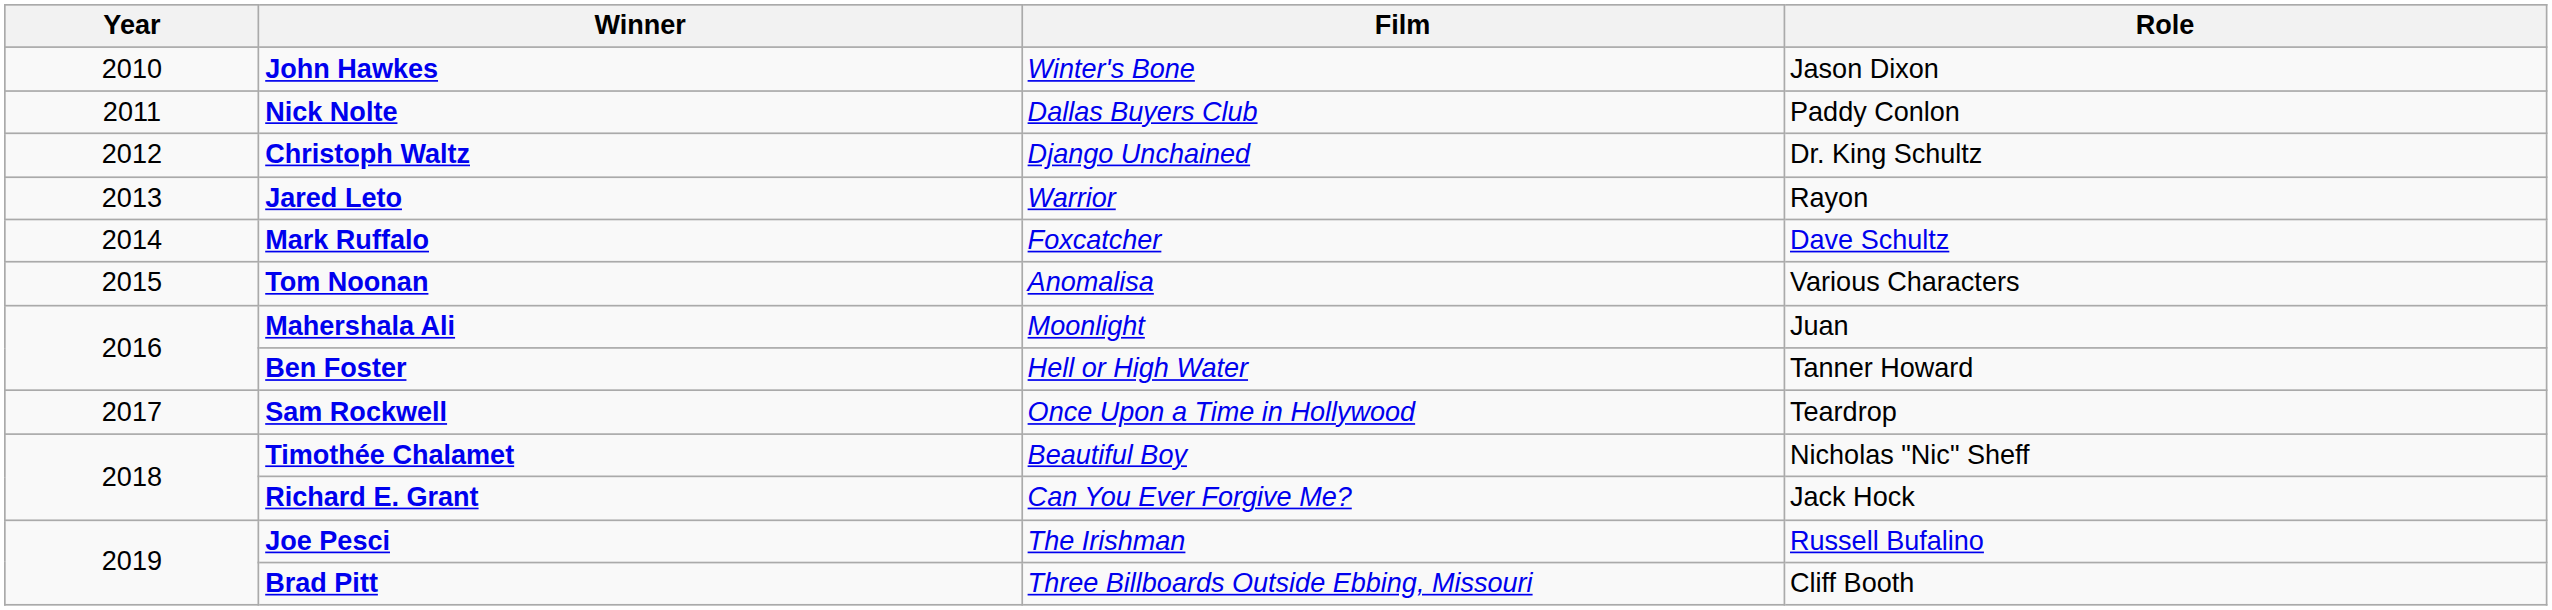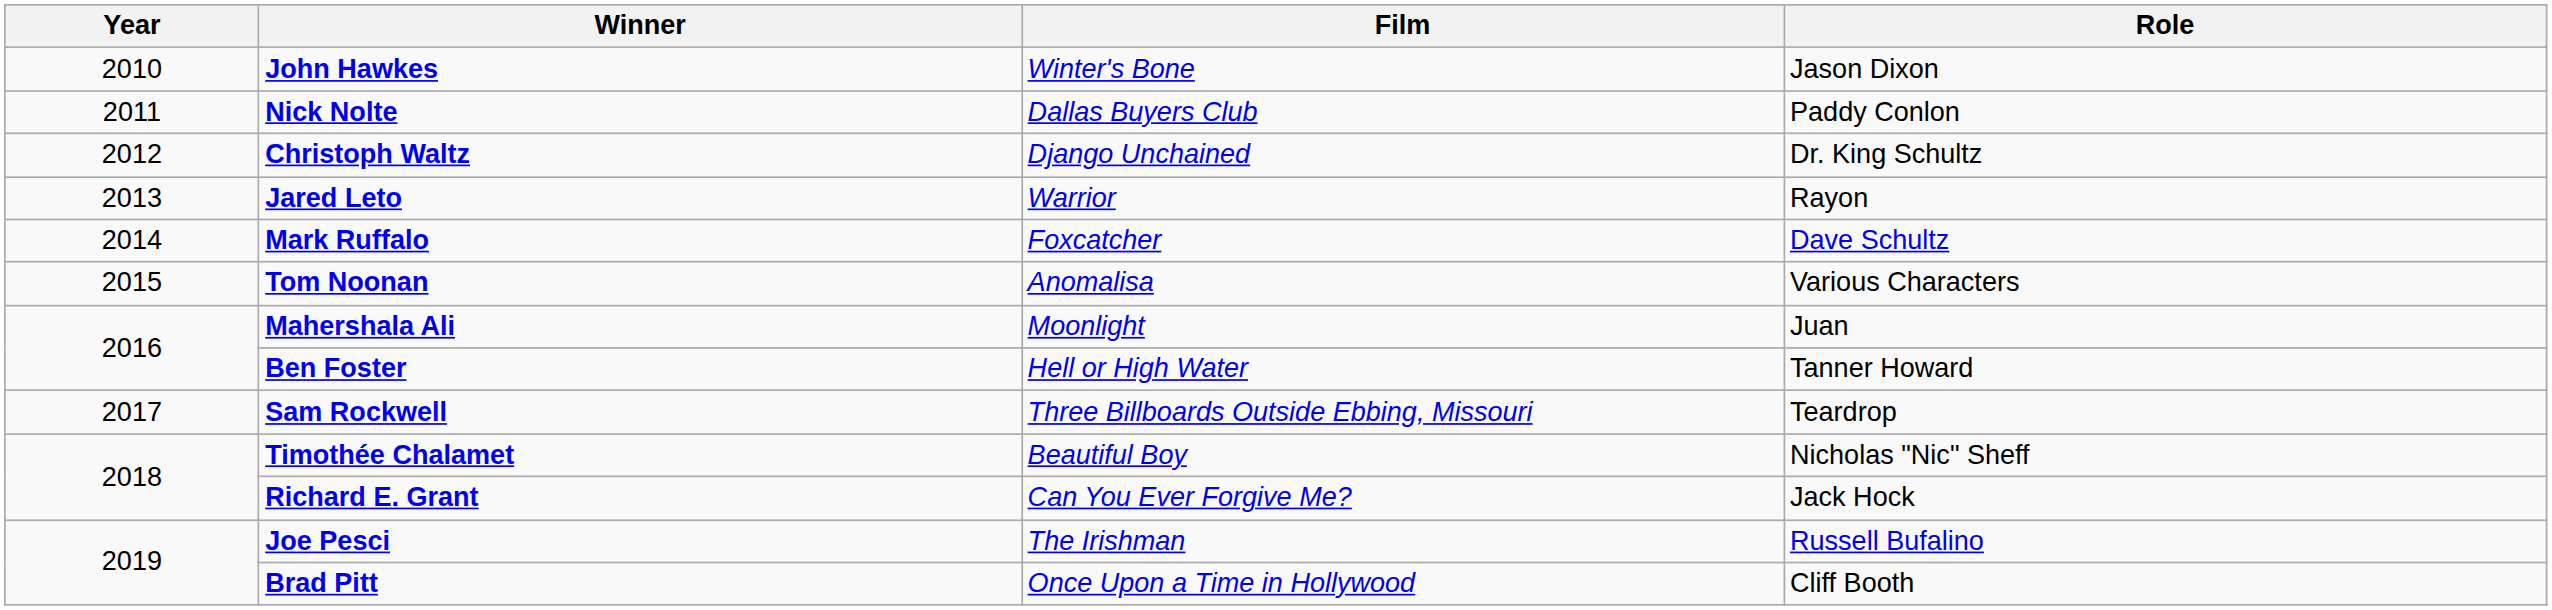(1221, 411) Once Upon a Time in Hollywood -> (1280, 411) Three Billboards Outside Ebbing, Missouri
(1280, 583) Three Billboards Outside Ebbing, Missouri -> (1221, 583) Once Upon a Time in Hollywood
